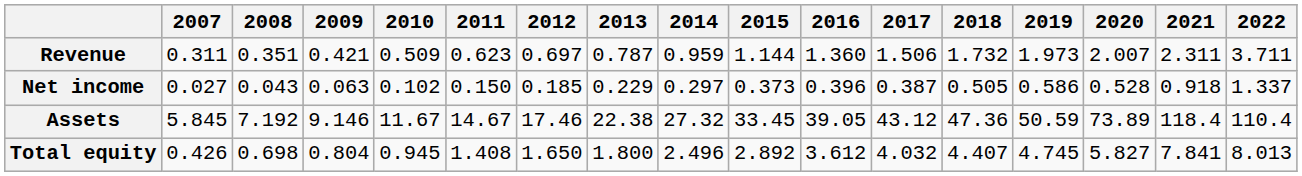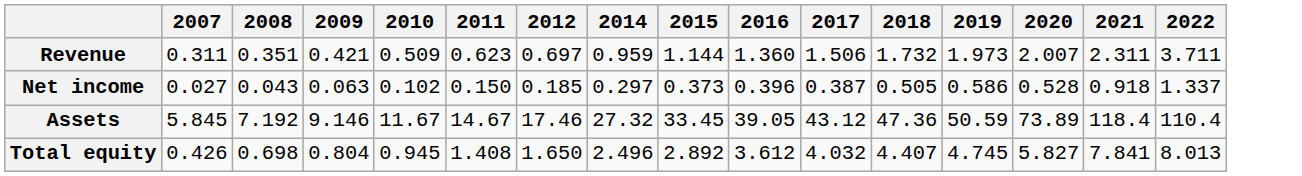- column: (623, 21)
